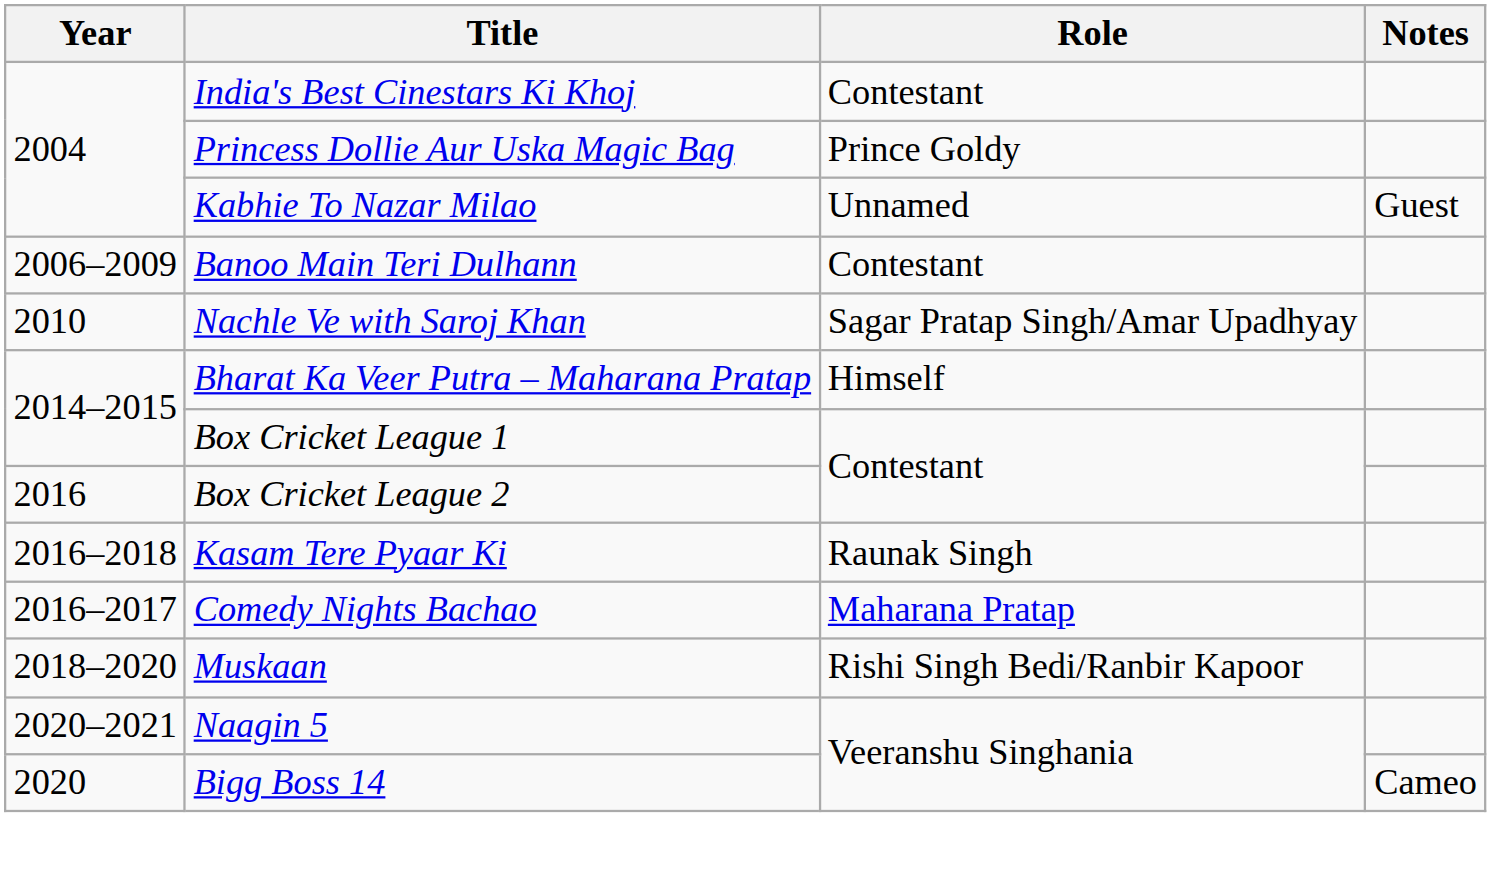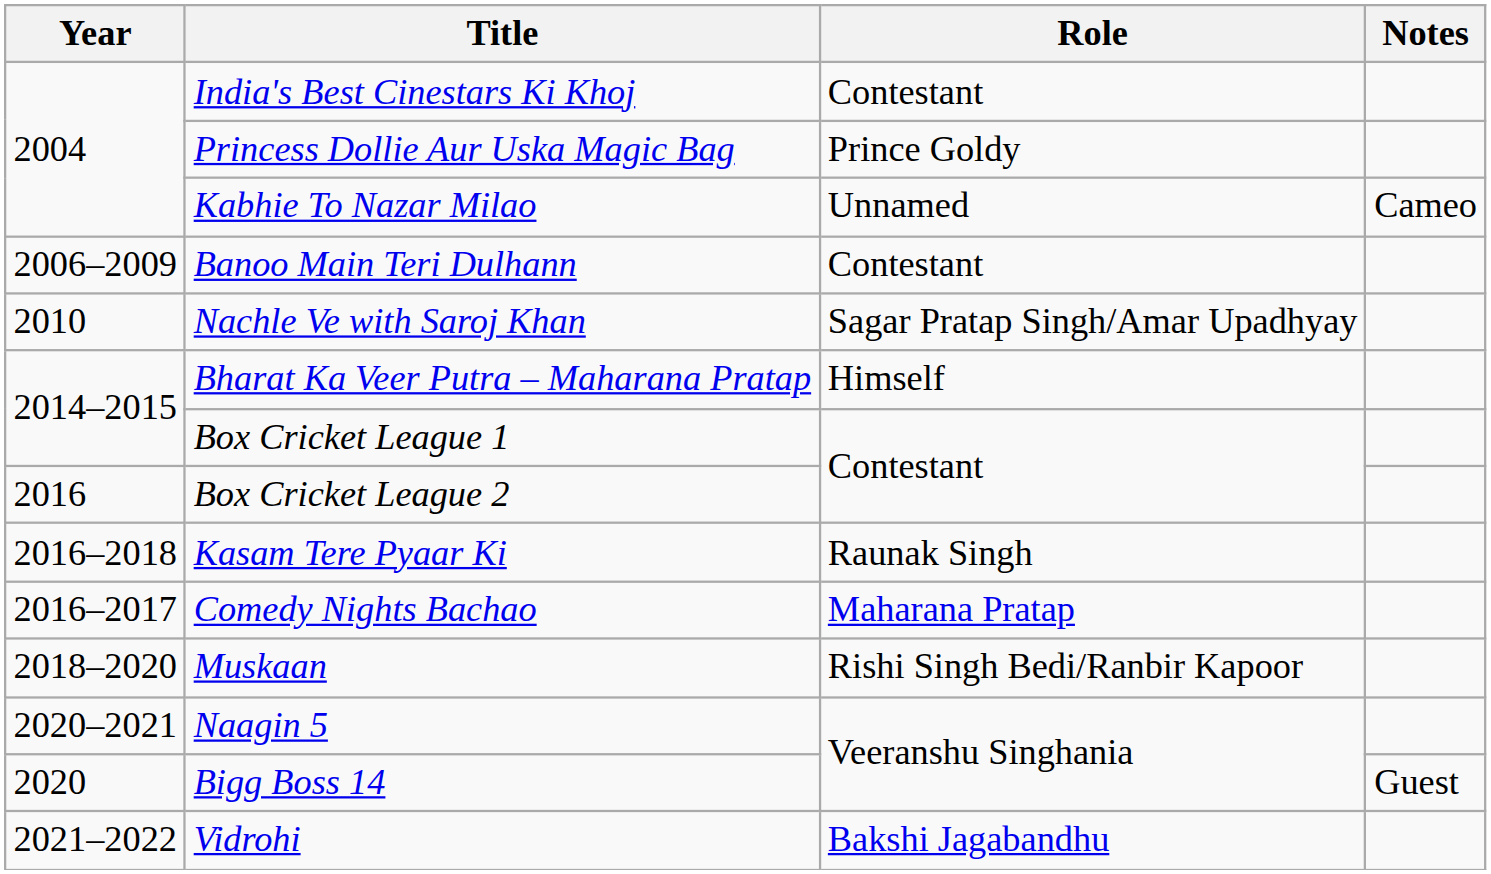(1417, 206) Guest -> (1426, 206) Cameo
(1426, 782) Cameo -> (1417, 782) Guest
+ row: (247, 839)
